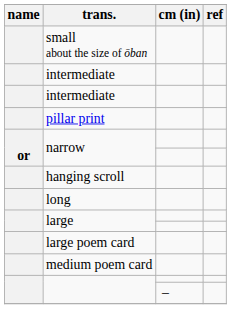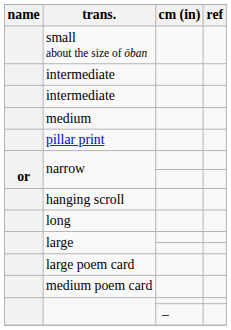+ row: (69, 118)
